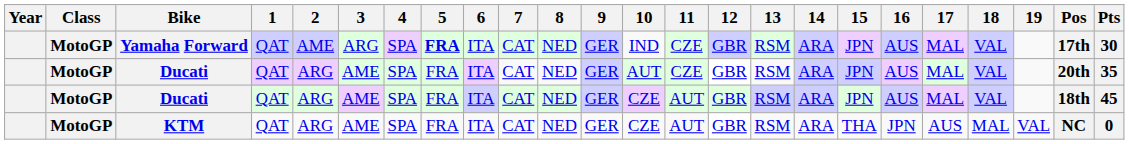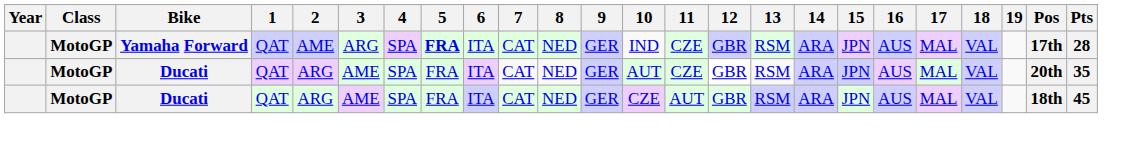(1109, 44) 30 -> (1082, 44) 28
- row: (25, 126)
